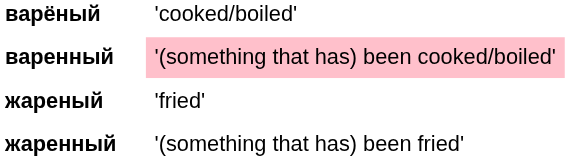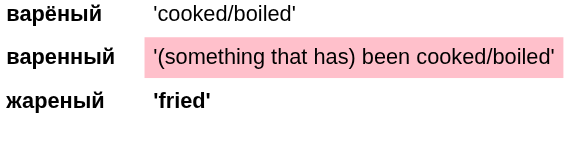(180, 100) normal -> (182, 100) bold
- row: (61, 144)
